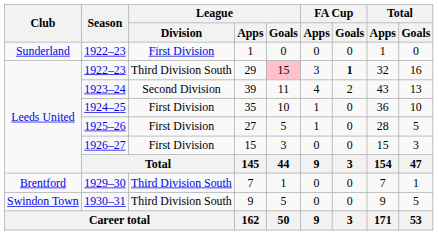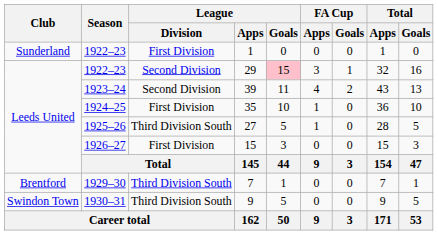(181, 70) Third Division South -> (181, 70) Second Division
(350, 70) bold -> (350, 70) normal
(181, 126) First Division -> (181, 126) Third Division South
